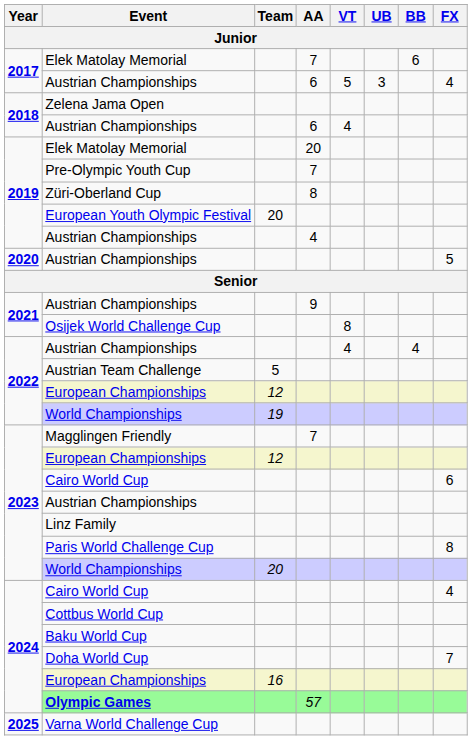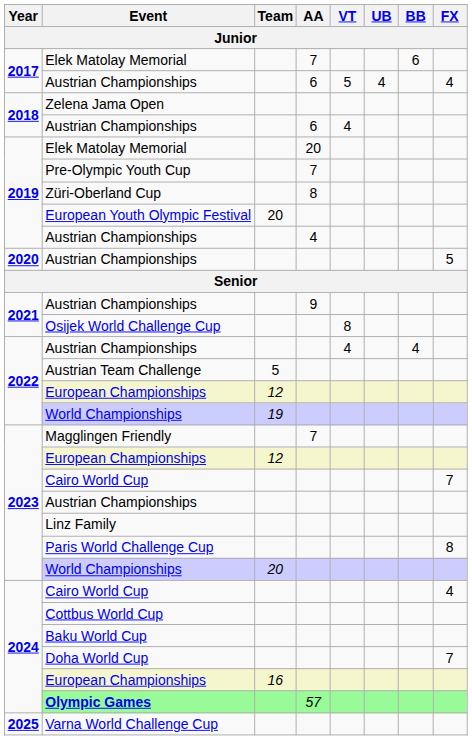(382, 82) 3 -> (382, 82) 4
(450, 481) 6 -> (450, 481) 7
